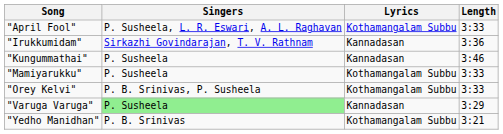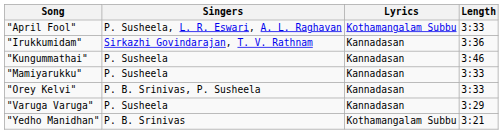(401, 75) Kothamangalam Subbu -> (375, 75) Kannadasan
(401, 90) Kothamangalam Subbu -> (375, 90) Kannadasan
(136, 106) lightgreen background -> (136, 106) no background
